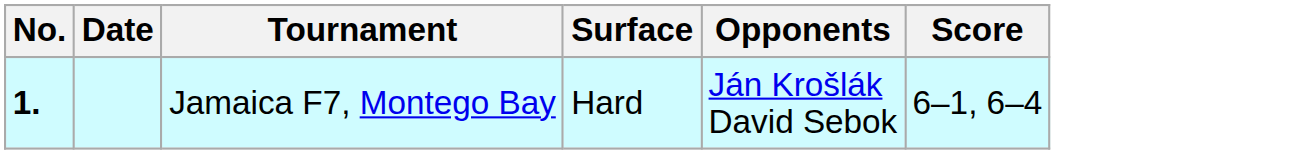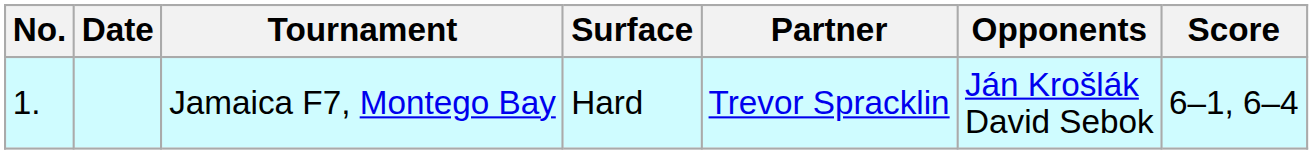+ column: (829, 30)
(27, 102) bold -> (27, 102) normal
